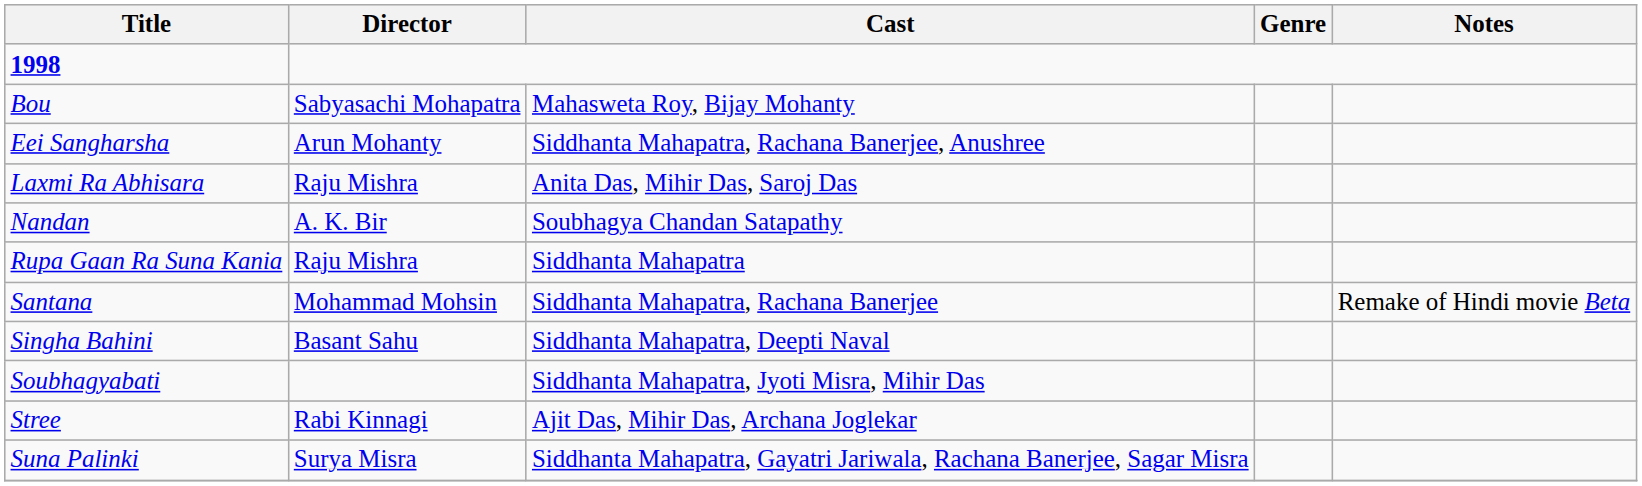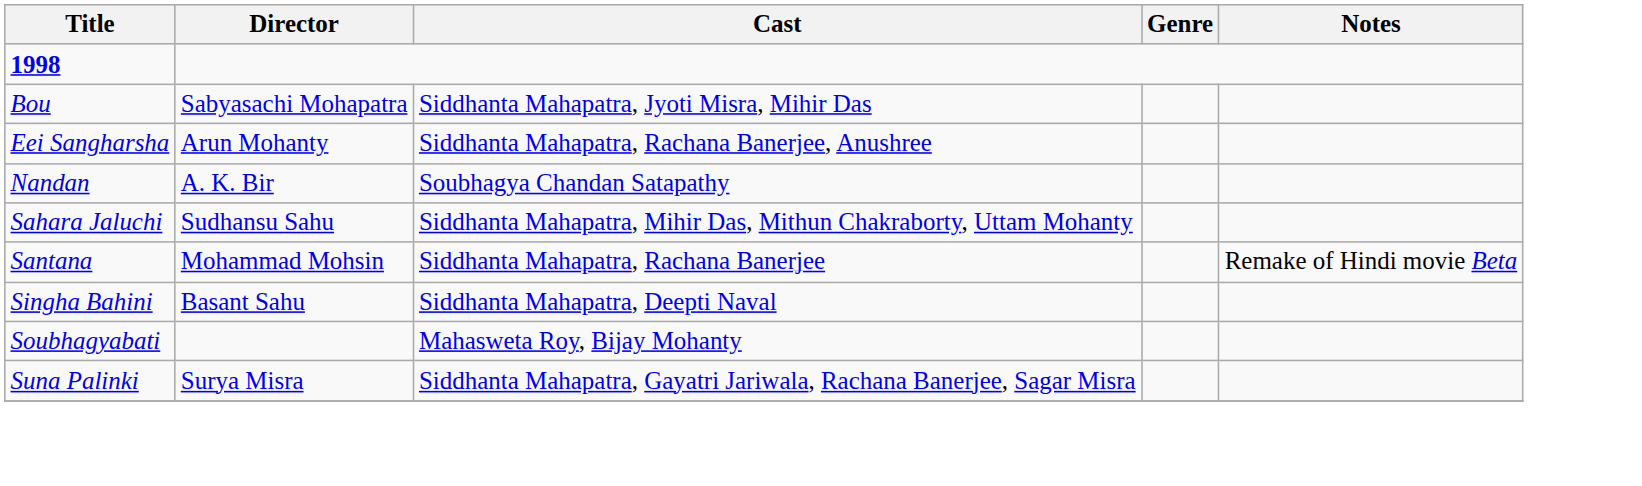(693, 103) Mahasweta Roy, Bijay Mohanty -> (645, 103) Siddhanta Mahapatra, Jyoti Misra, Mihir Das
- row: (107, 182)
- row: (146, 261)
+ row: (86, 222)
(758, 380) Siddhanta Mahapatra, Jyoti Misra, Mihir Das -> (580, 340) Mahasweta Roy, Bijay Mohanty
- row: (36, 420)
